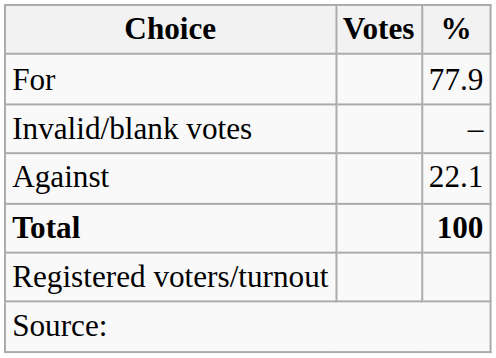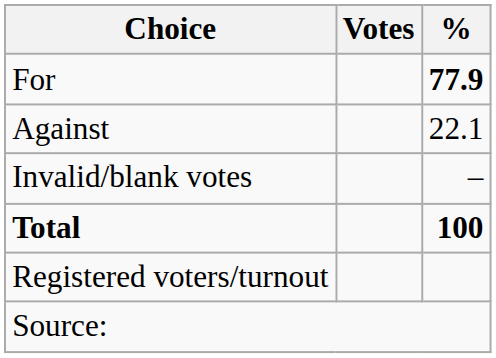(456, 78) normal -> (456, 78) bold
rows swapped: (61, 177) <-> (132, 128)
